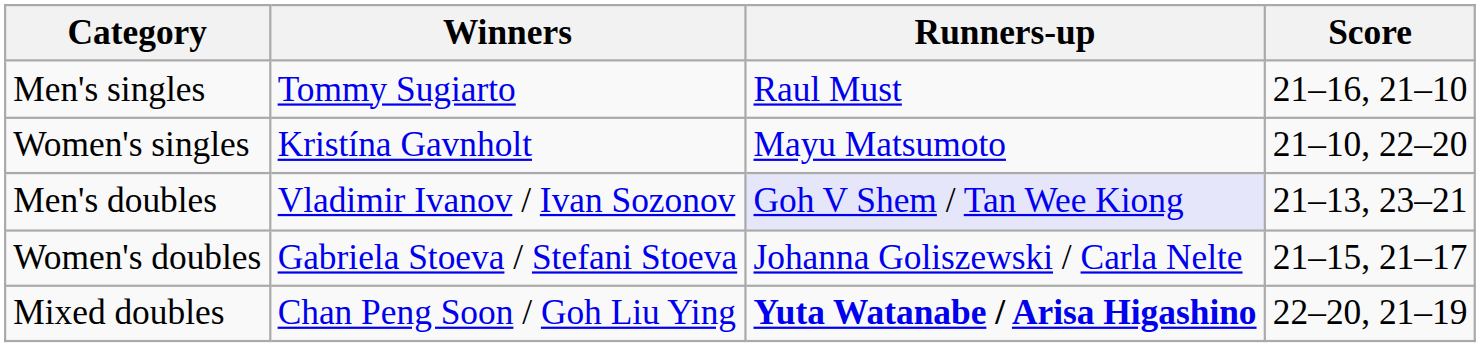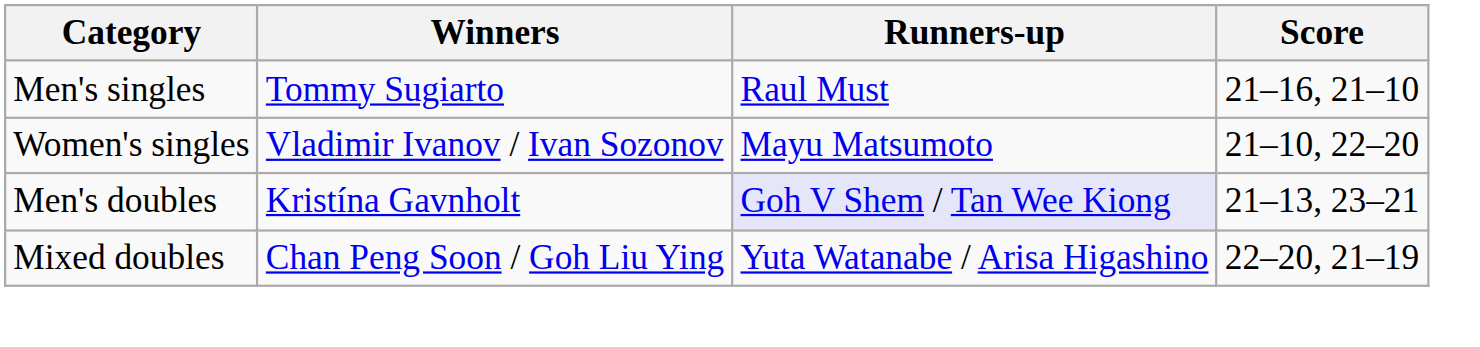(405, 144) Kristína Gavnholt -> (495, 144) Vladimir Ivanov / Ivan Sozonov
(506, 200) Vladimir Ivanov / Ivan Sozonov -> (393, 200) Kristína Gavnholt
- row: (137, 256)
(1005, 312) bold -> (975, 256) normal
